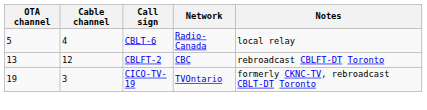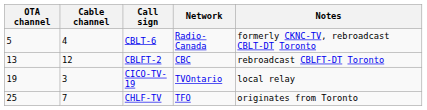(266, 41) local relay -> (313, 41) formerly CKNC-TV, rebroadcast CBLT-DT Toronto
(313, 79) formerly CKNC-TV, rebroadcast CBLT-DT Toronto -> (266, 79) local relay
+ row: (143, 98)
